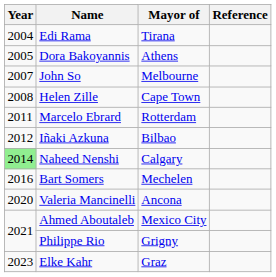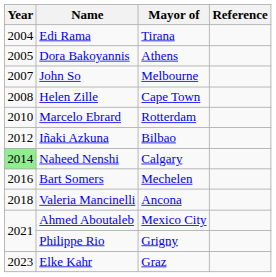(20, 117) 2011 -> (20, 117) 2010
(20, 199) 2020 -> (20, 199) 2018
